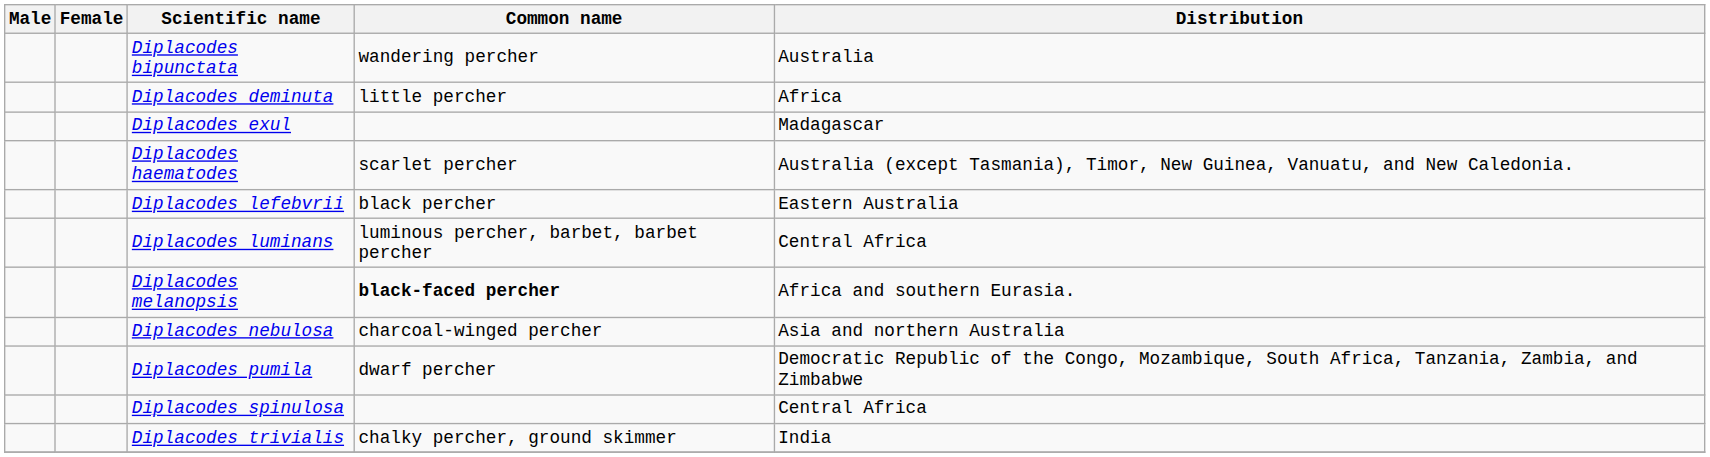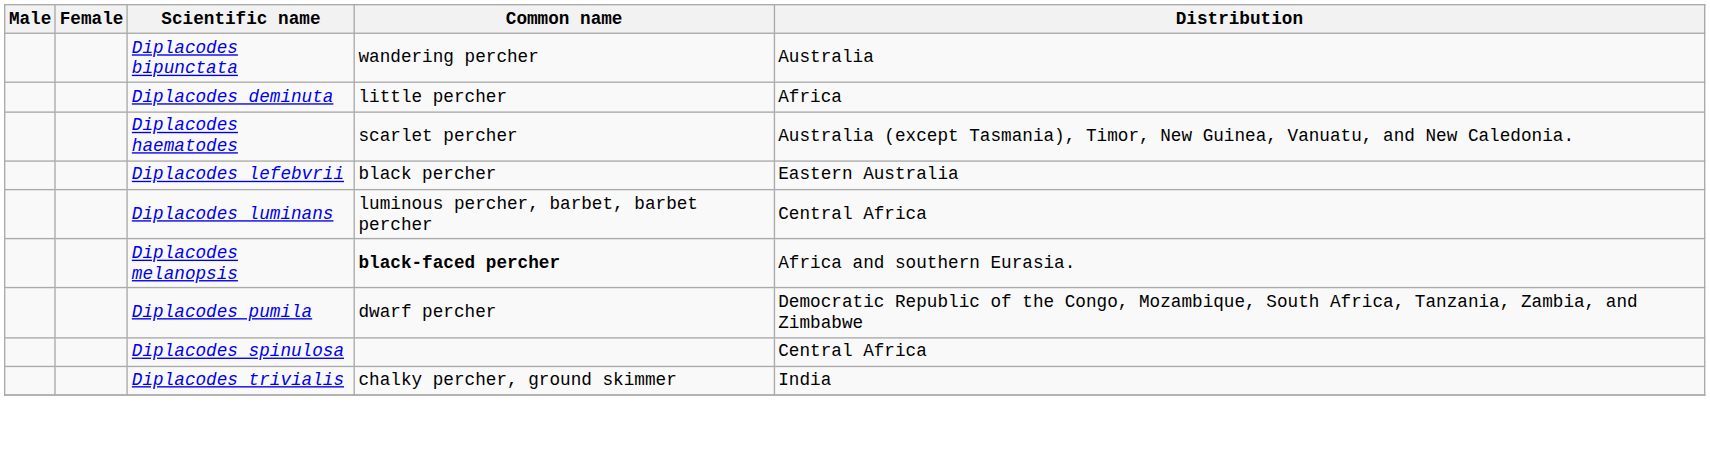- row: (211, 126)
- row: (233, 331)
